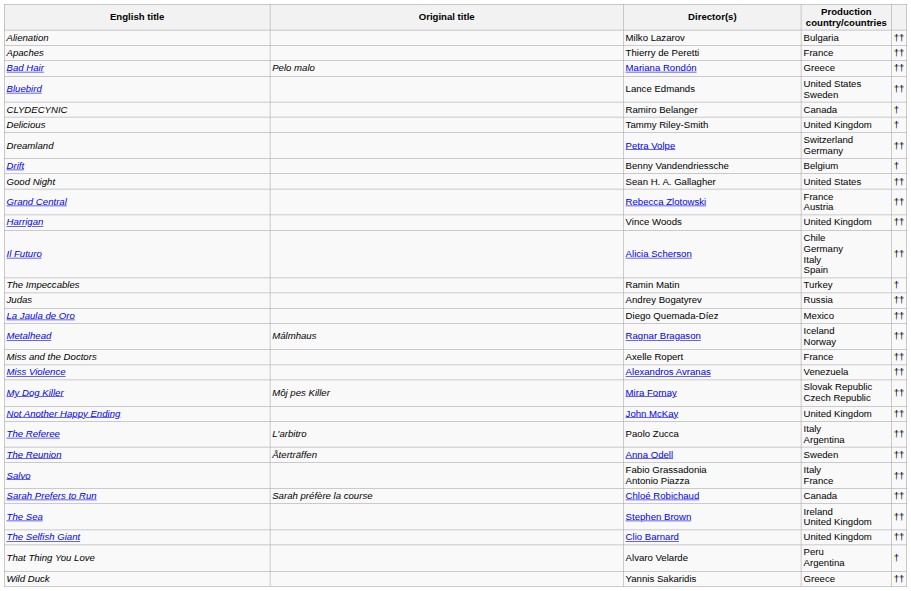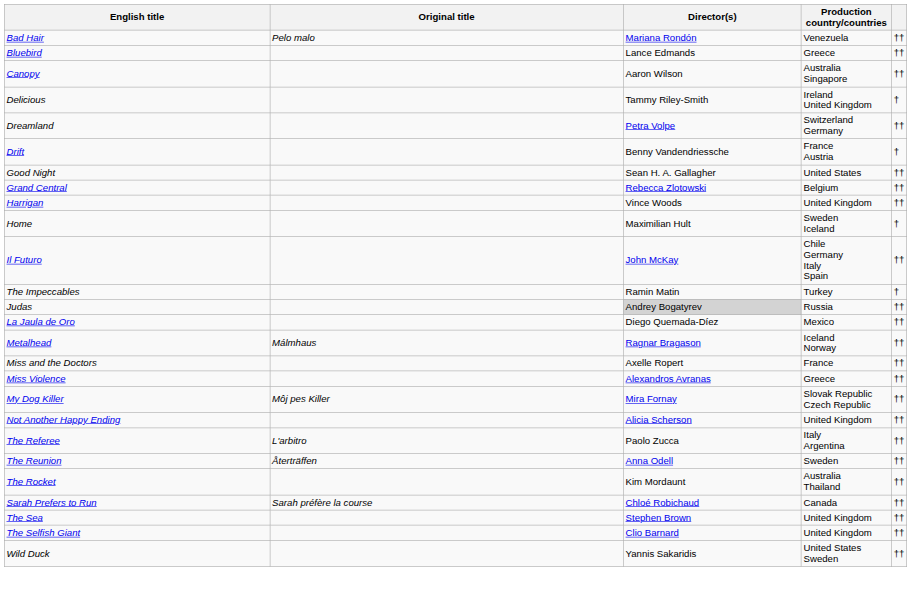- row: (28, 38)
- row: (25, 53)
(819, 68) Greece -> (826, 38) Venezuela
(832, 89) United States Sweden -> (819, 53) Greece
+ row: (23, 73)
- row: (37, 109)
(838, 125) United Kingdom -> (838, 100) Ireland United Kingdom
(821, 166) Belgium -> (818, 152) France Austria
(818, 202) France Austria -> (821, 187) Belgium
+ row: (19, 223)
(659, 254) Alicia Scherson -> (652, 260) John McKay
(664, 300) no background -> (664, 307) lightgrey background
(826, 372) Venezuela -> (819, 378) Greece
(652, 413) John McKay -> (659, 420) Alicia Scherson
+ row: (31, 482)
- row: (19, 475)
(838, 516) Ireland United Kingdom -> (838, 517) United Kingdom
- row: (51, 558)
(819, 578) Greece -> (832, 553) United States Sweden
